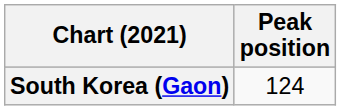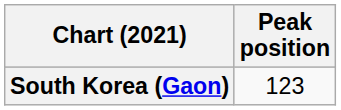(285, 85) 124 -> (285, 85) 123
